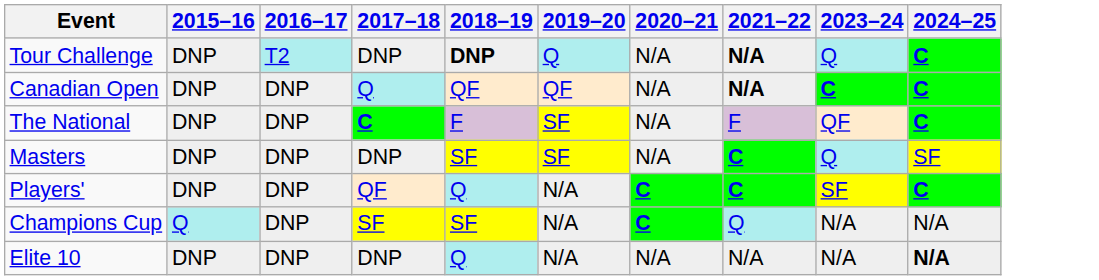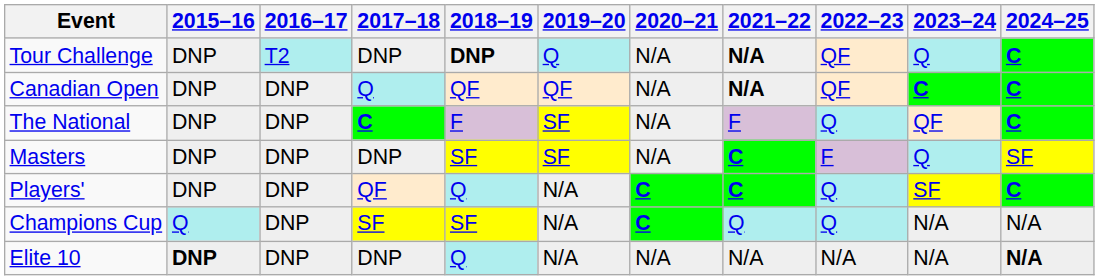+ column: (862, 21)
(194, 257) normal -> (194, 257) bold
